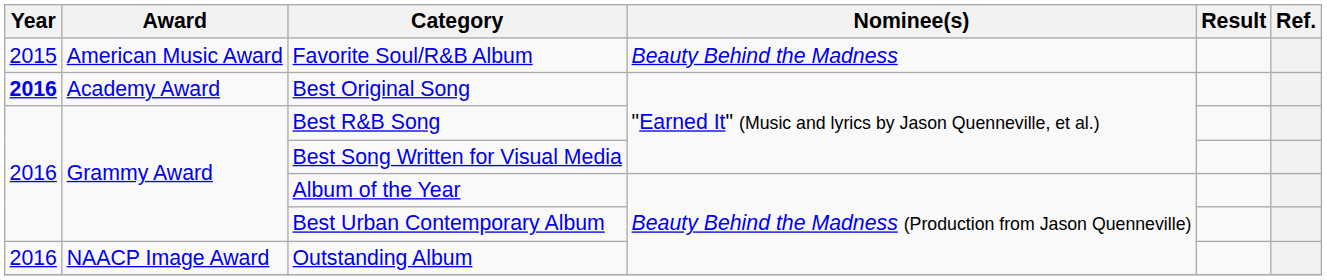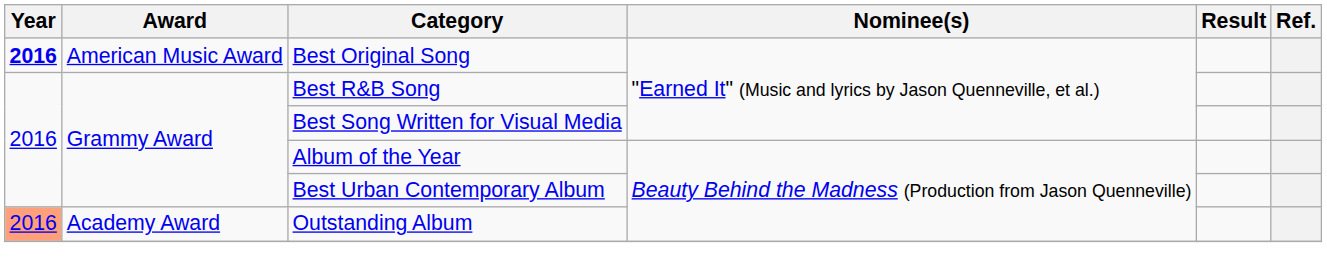- row: (413, 55)
(143, 88) Academy Award -> (175, 55) American Music Award
(33, 257) no background -> (33, 223) lightsalmon background
(168, 257) NAACP Image Award -> (143, 223) Academy Award
